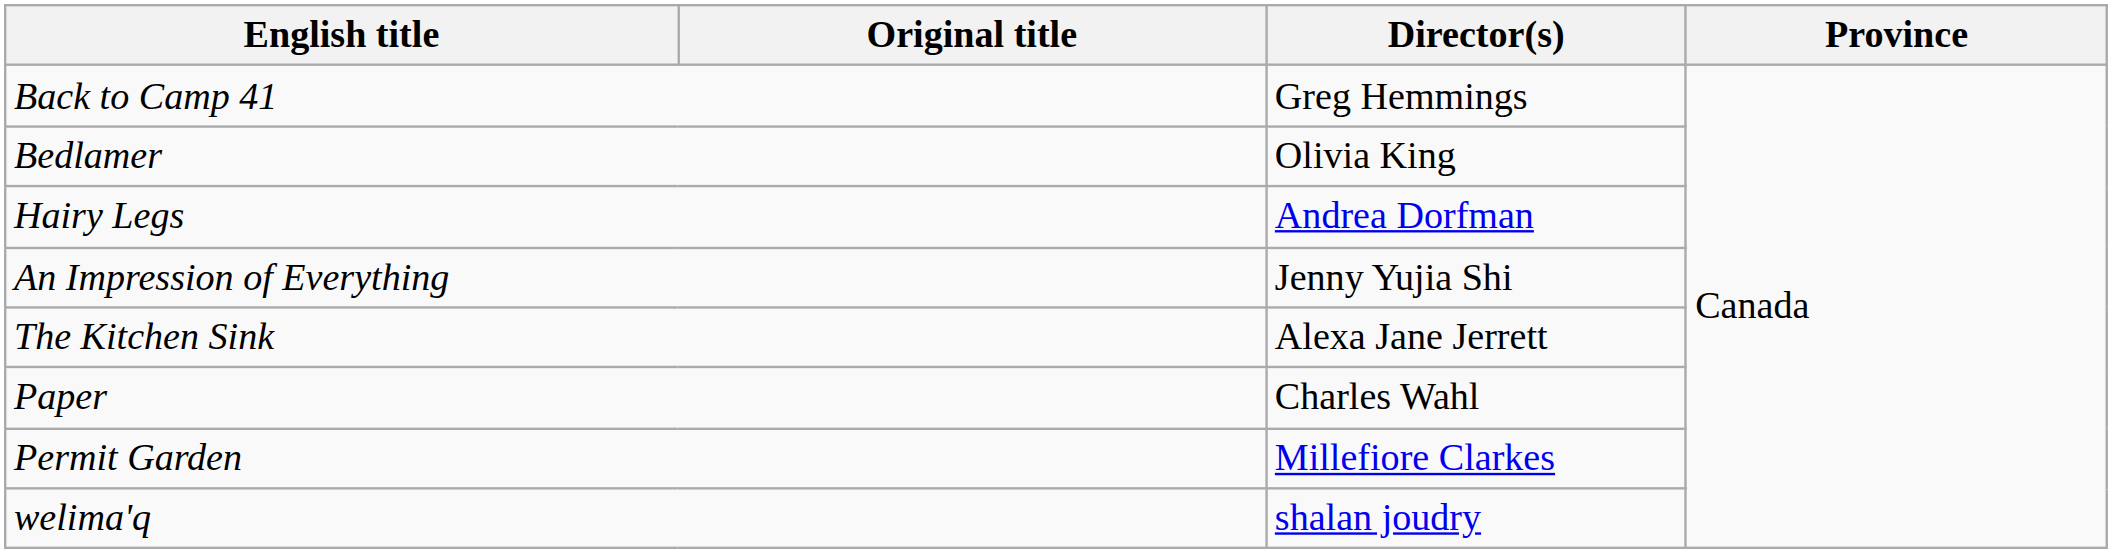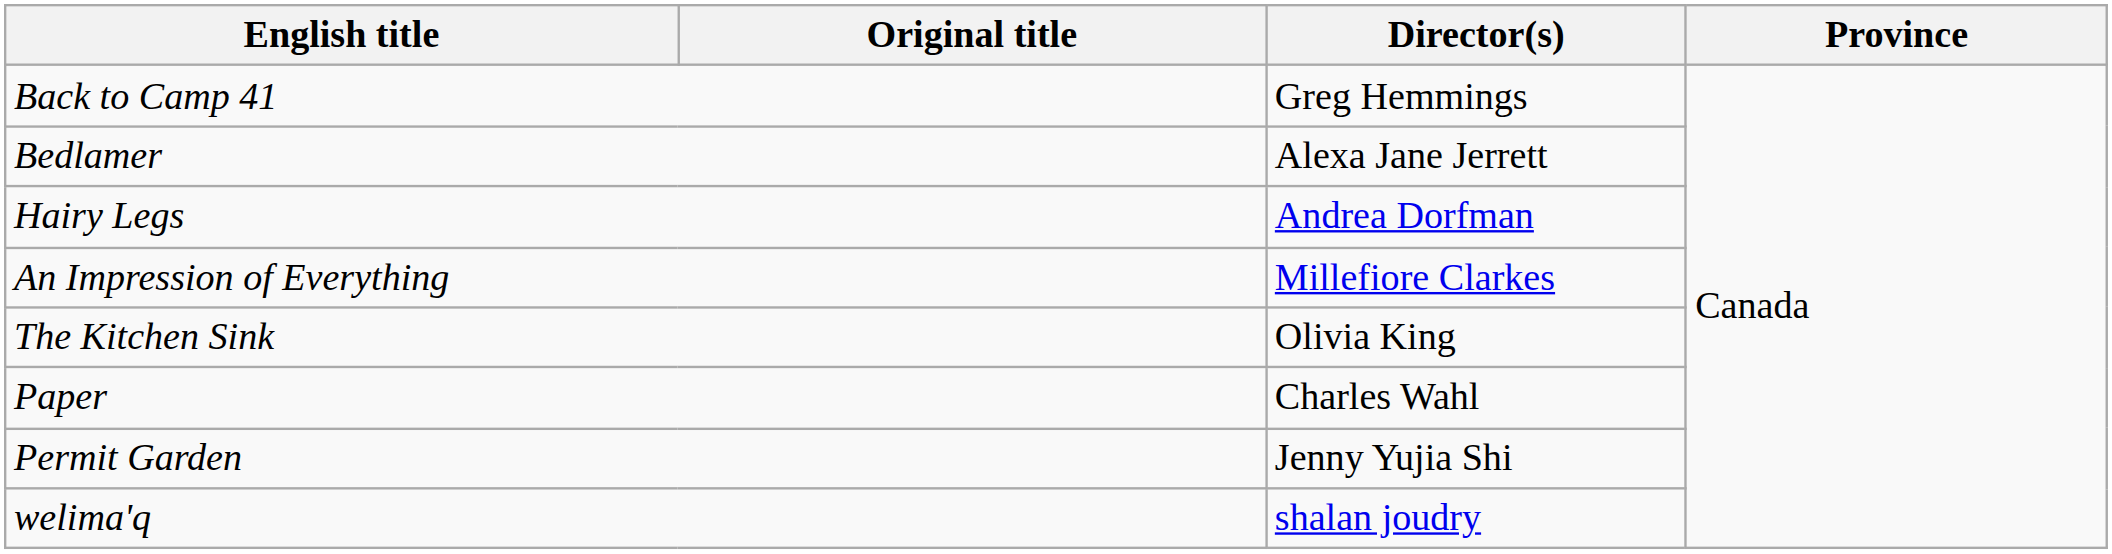(1365, 155) Olivia King -> (1411, 155) Alexa Jane Jerrett
(1394, 276) Jenny Yujia Shi -> (1415, 276) Millefiore Clarkes
(1411, 336) Alexa Jane Jerrett -> (1365, 336) Olivia King
(1415, 457) Millefiore Clarkes -> (1394, 457) Jenny Yujia Shi
